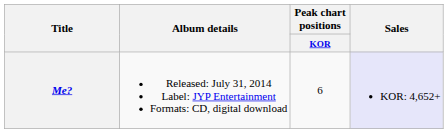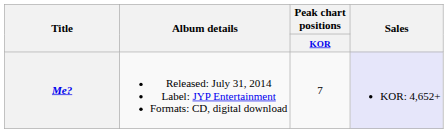(320, 90) 6 -> (320, 90) 7
